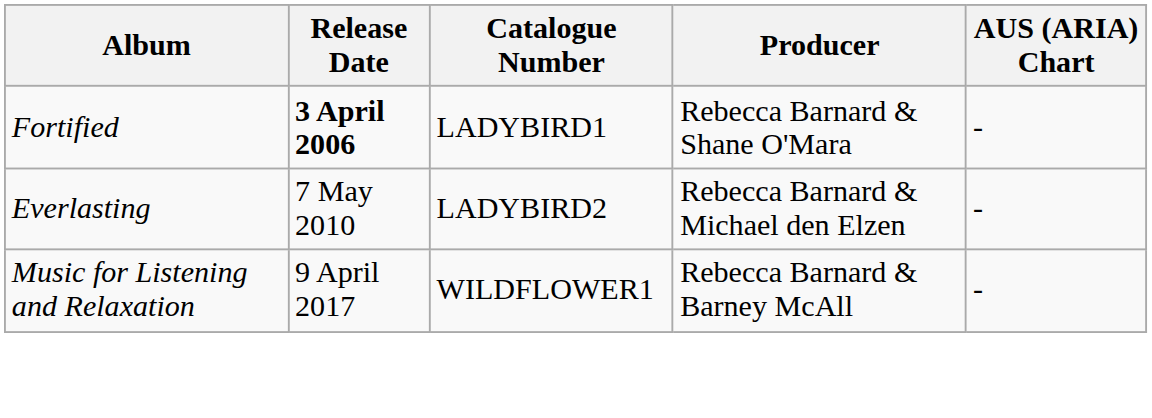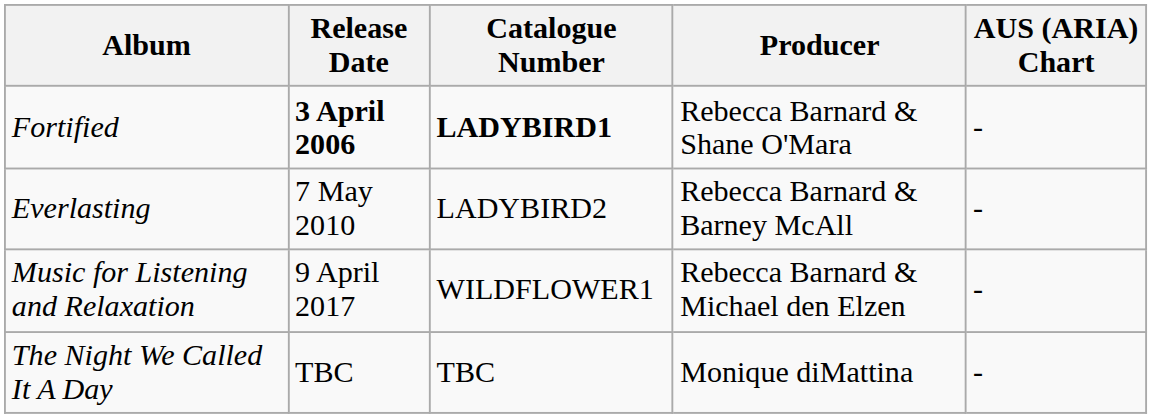(522, 126) normal -> (524, 126) bold
(799, 208) Rebecca Barnard & Michael den Elzen -> (799, 208) Rebecca Barnard & Barney McAll
(799, 289) Rebecca Barnard & Barney McAll -> (799, 289) Rebecca Barnard & Michael den Elzen
+ row: (137, 371)
